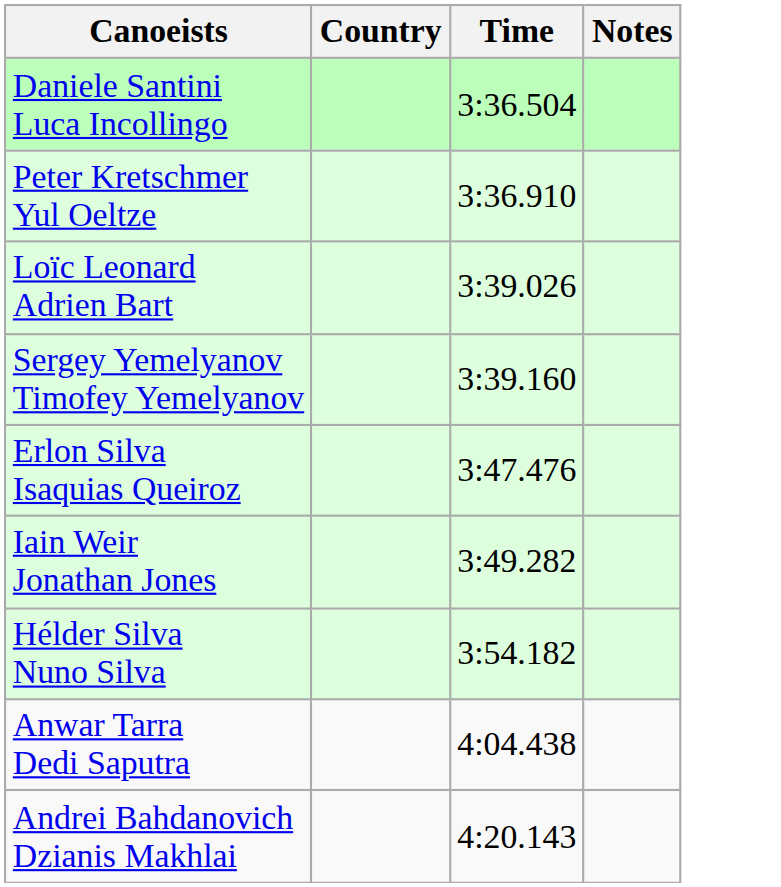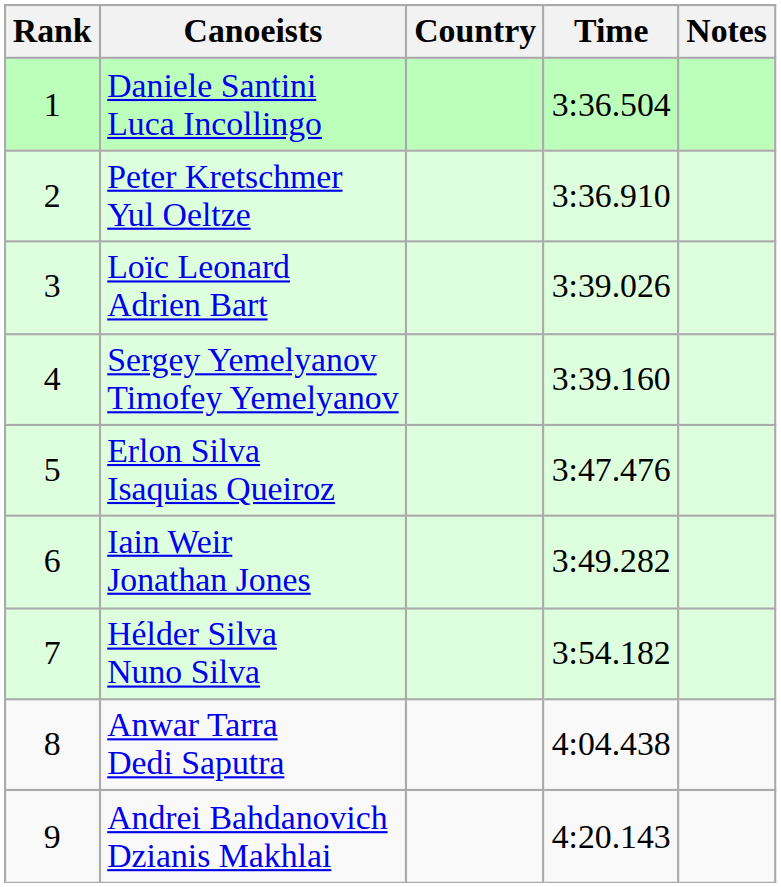+ column: (52, 31)
